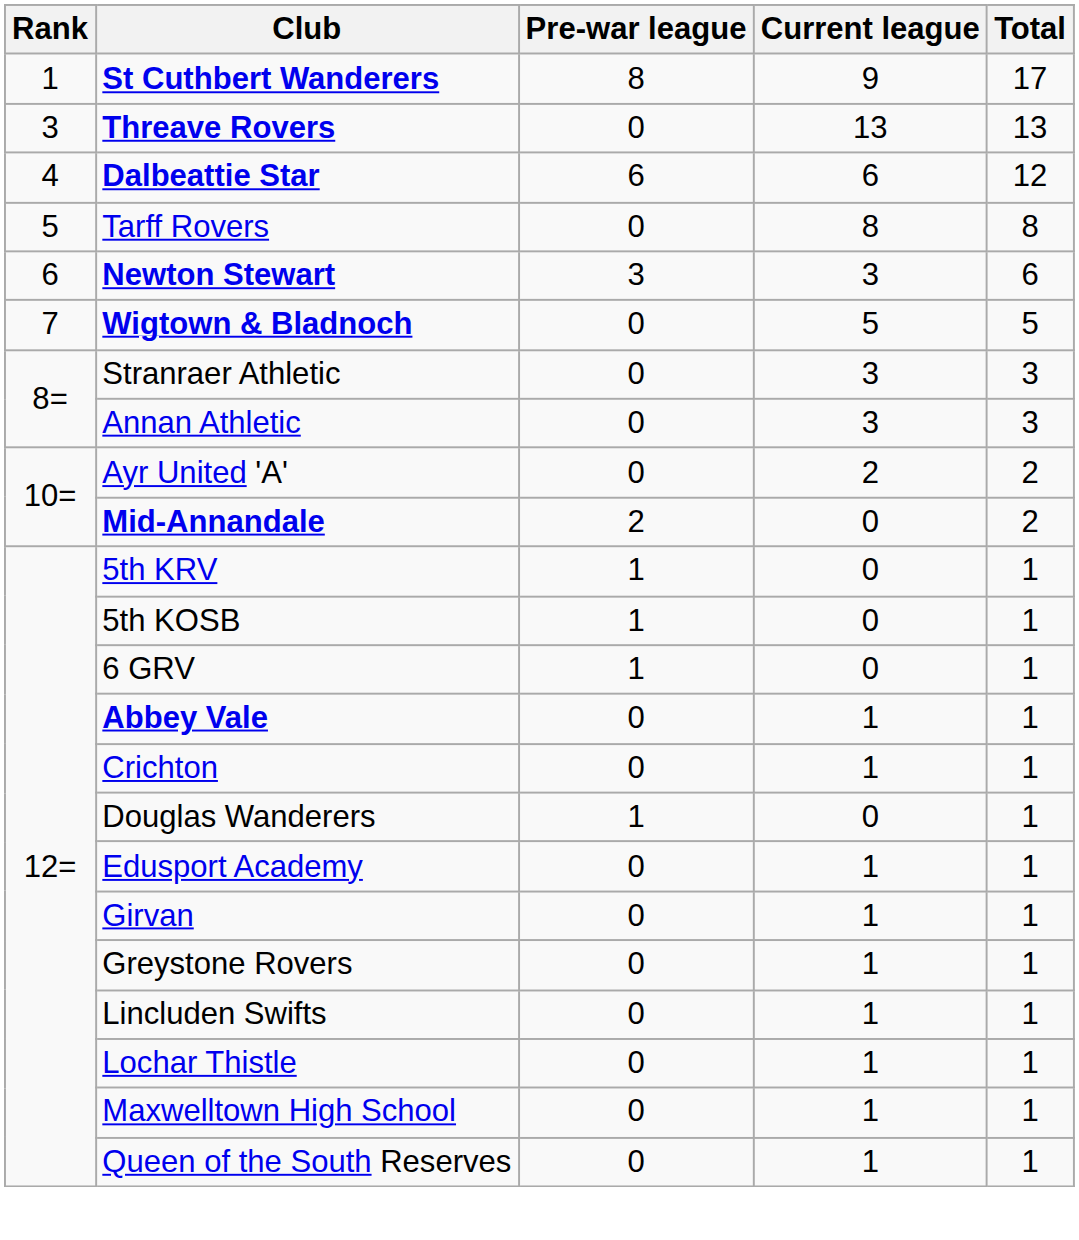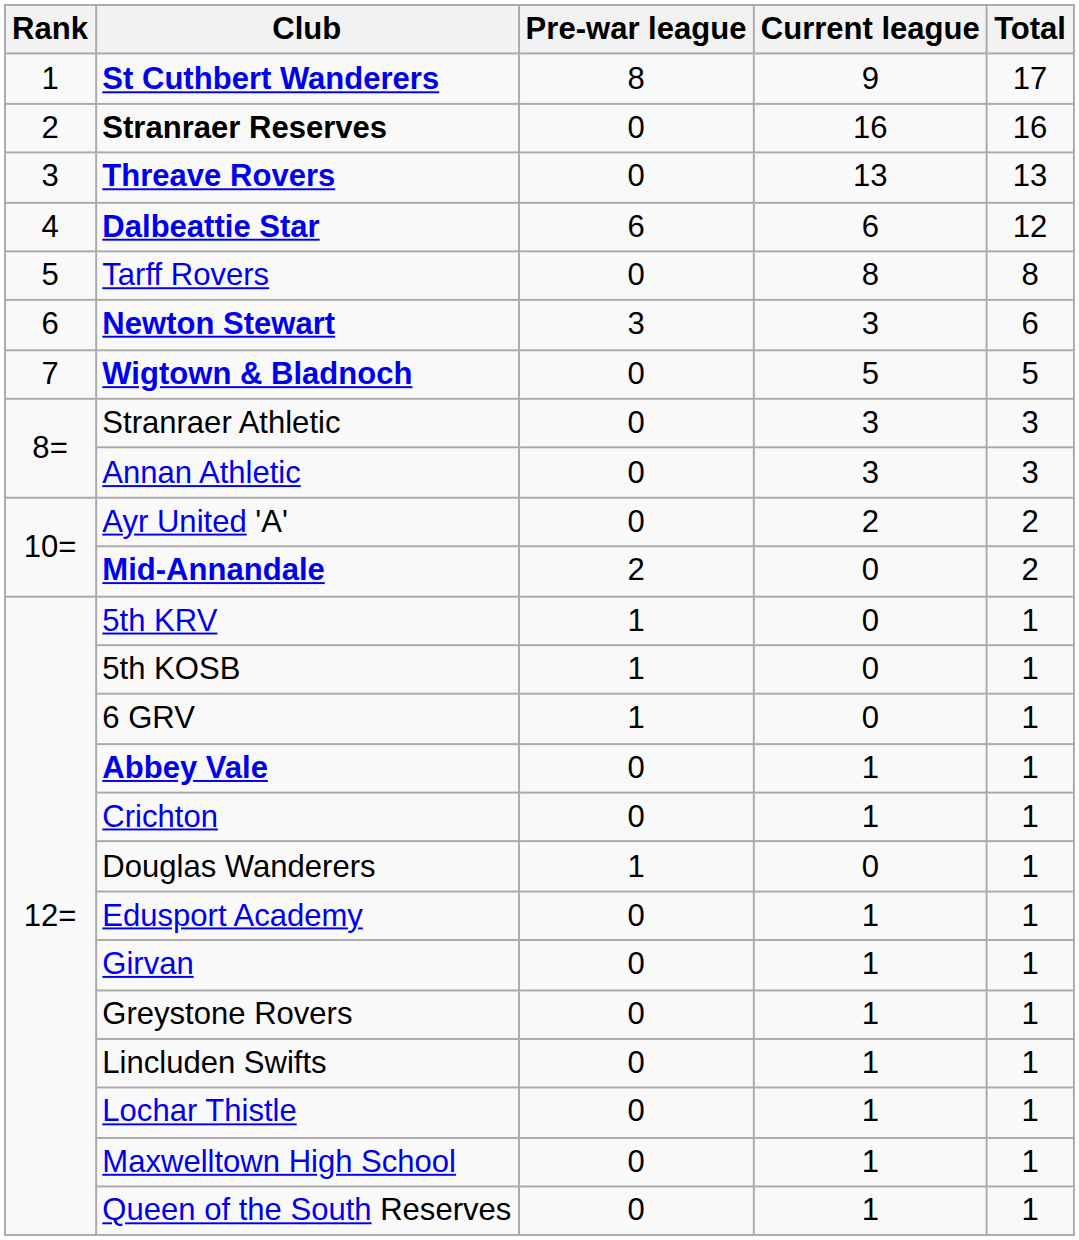+ row: (245, 127)
